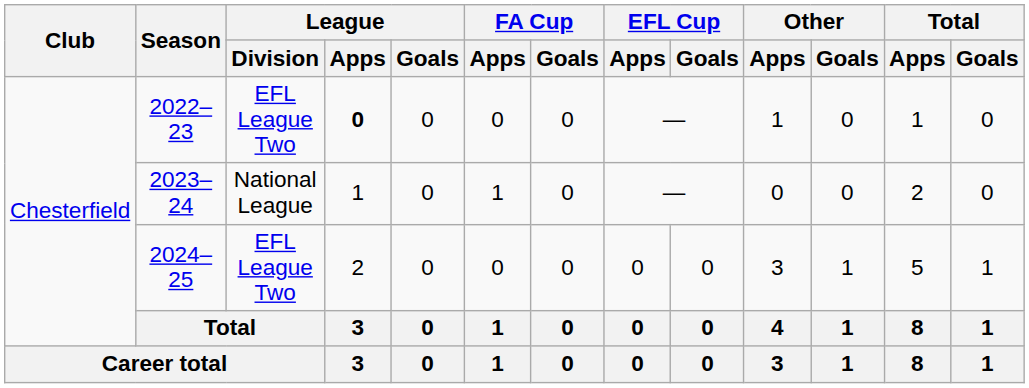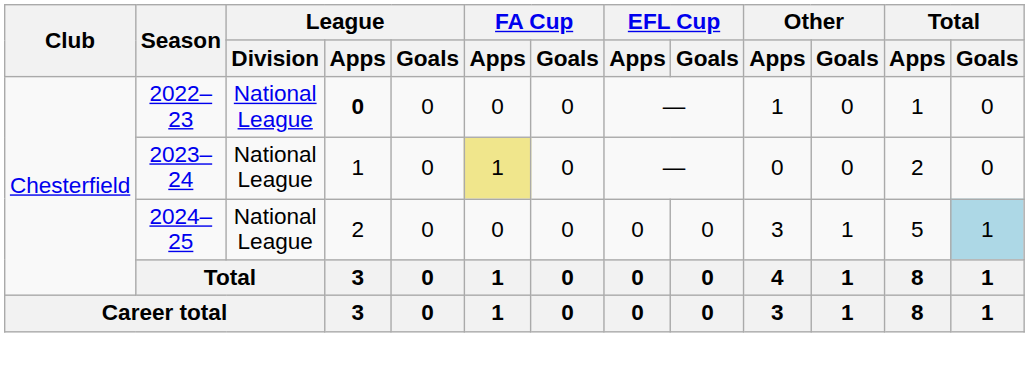(275, 119) EFL League Two -> (275, 106) National League
(498, 193) no background -> (498, 167) khaki background
(275, 267) EFL League Two -> (275, 228) National League
(987, 267) no background -> (987, 228) lightblue background
